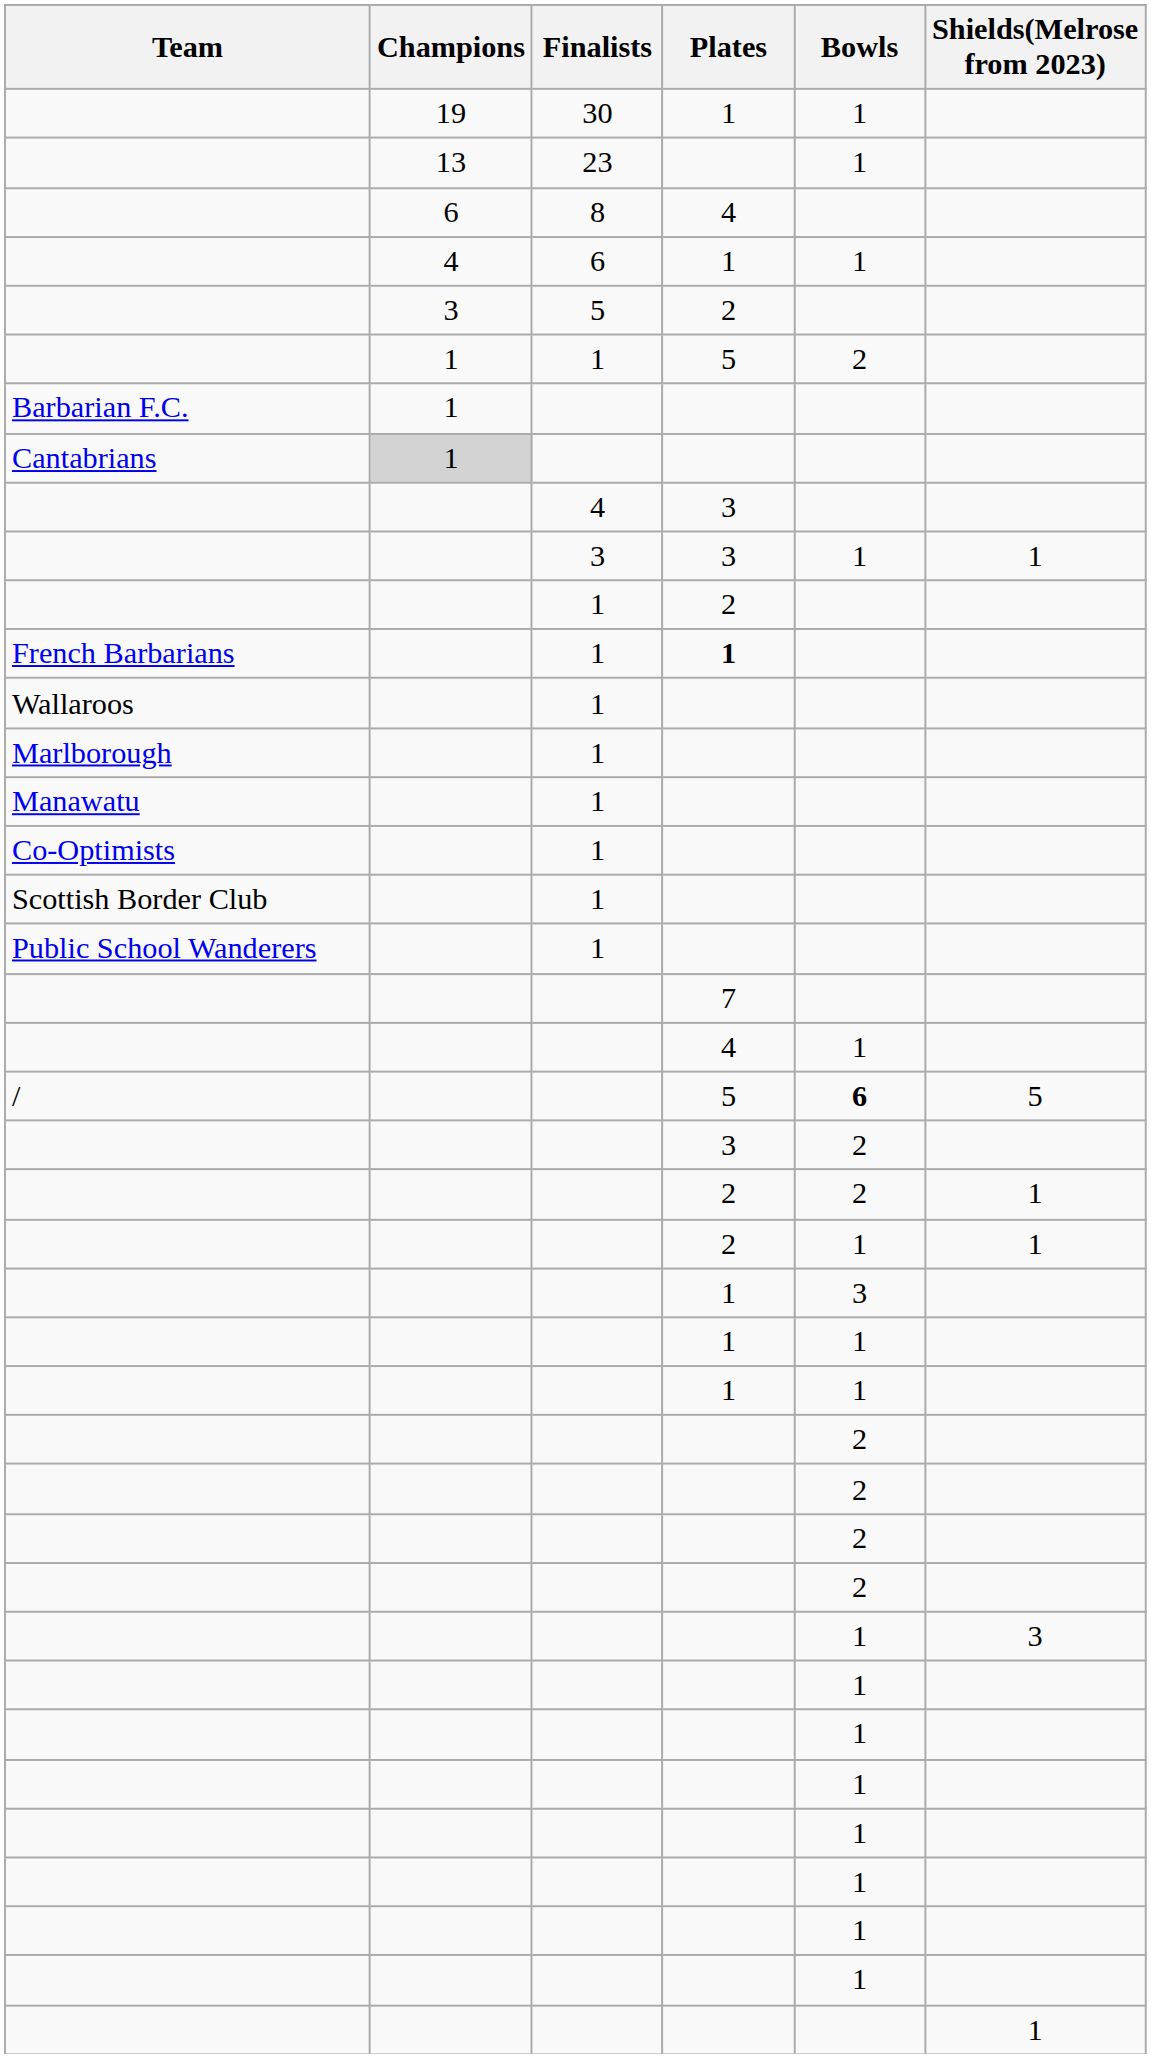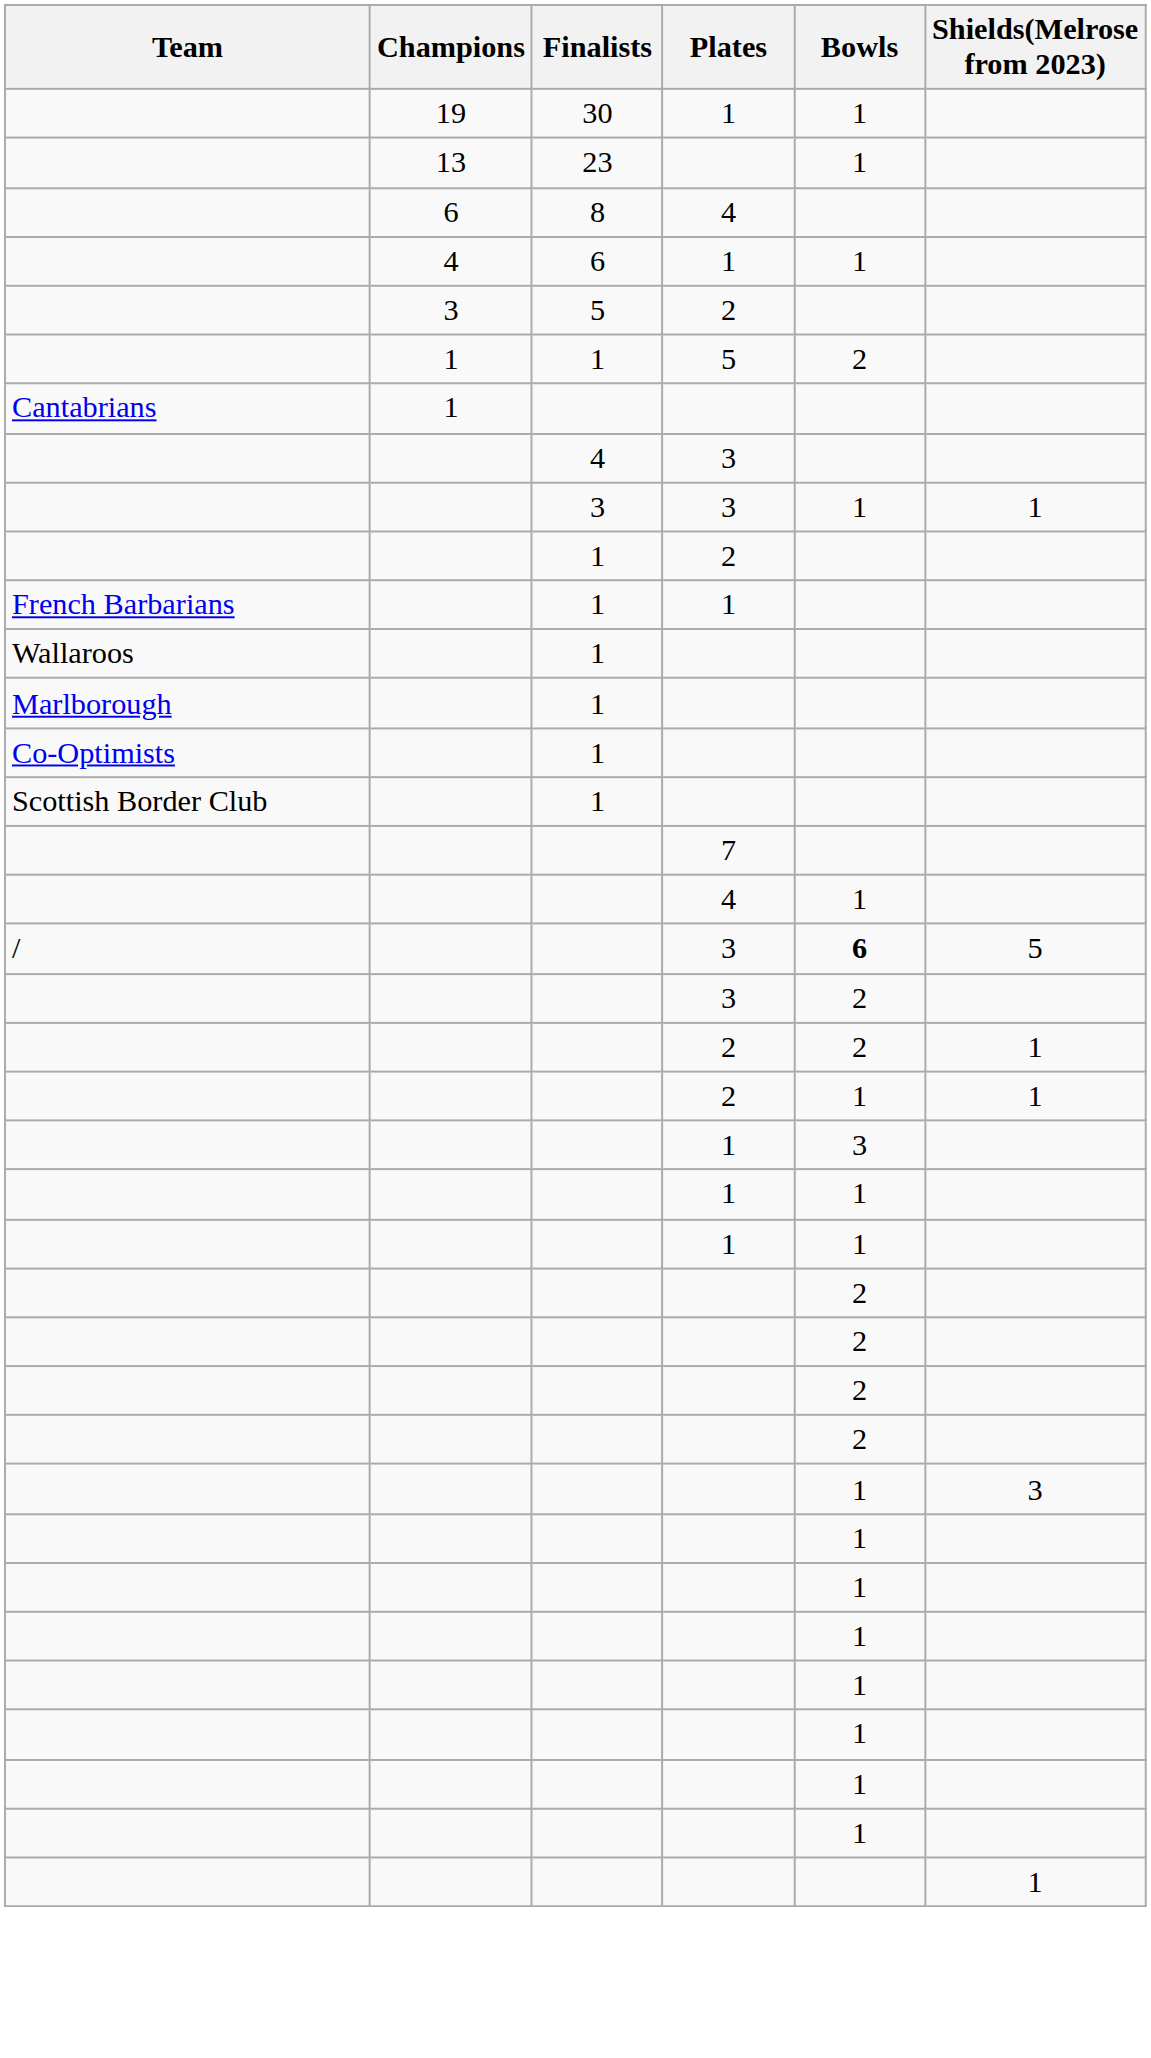- row: (100, 407)
(451, 456) lightgrey background -> (451, 407) no background
(729, 653) bold -> (729, 603) normal
- row: (76, 800)
- row: (164, 947)
(729, 1095) 5 -> (729, 947) 3
